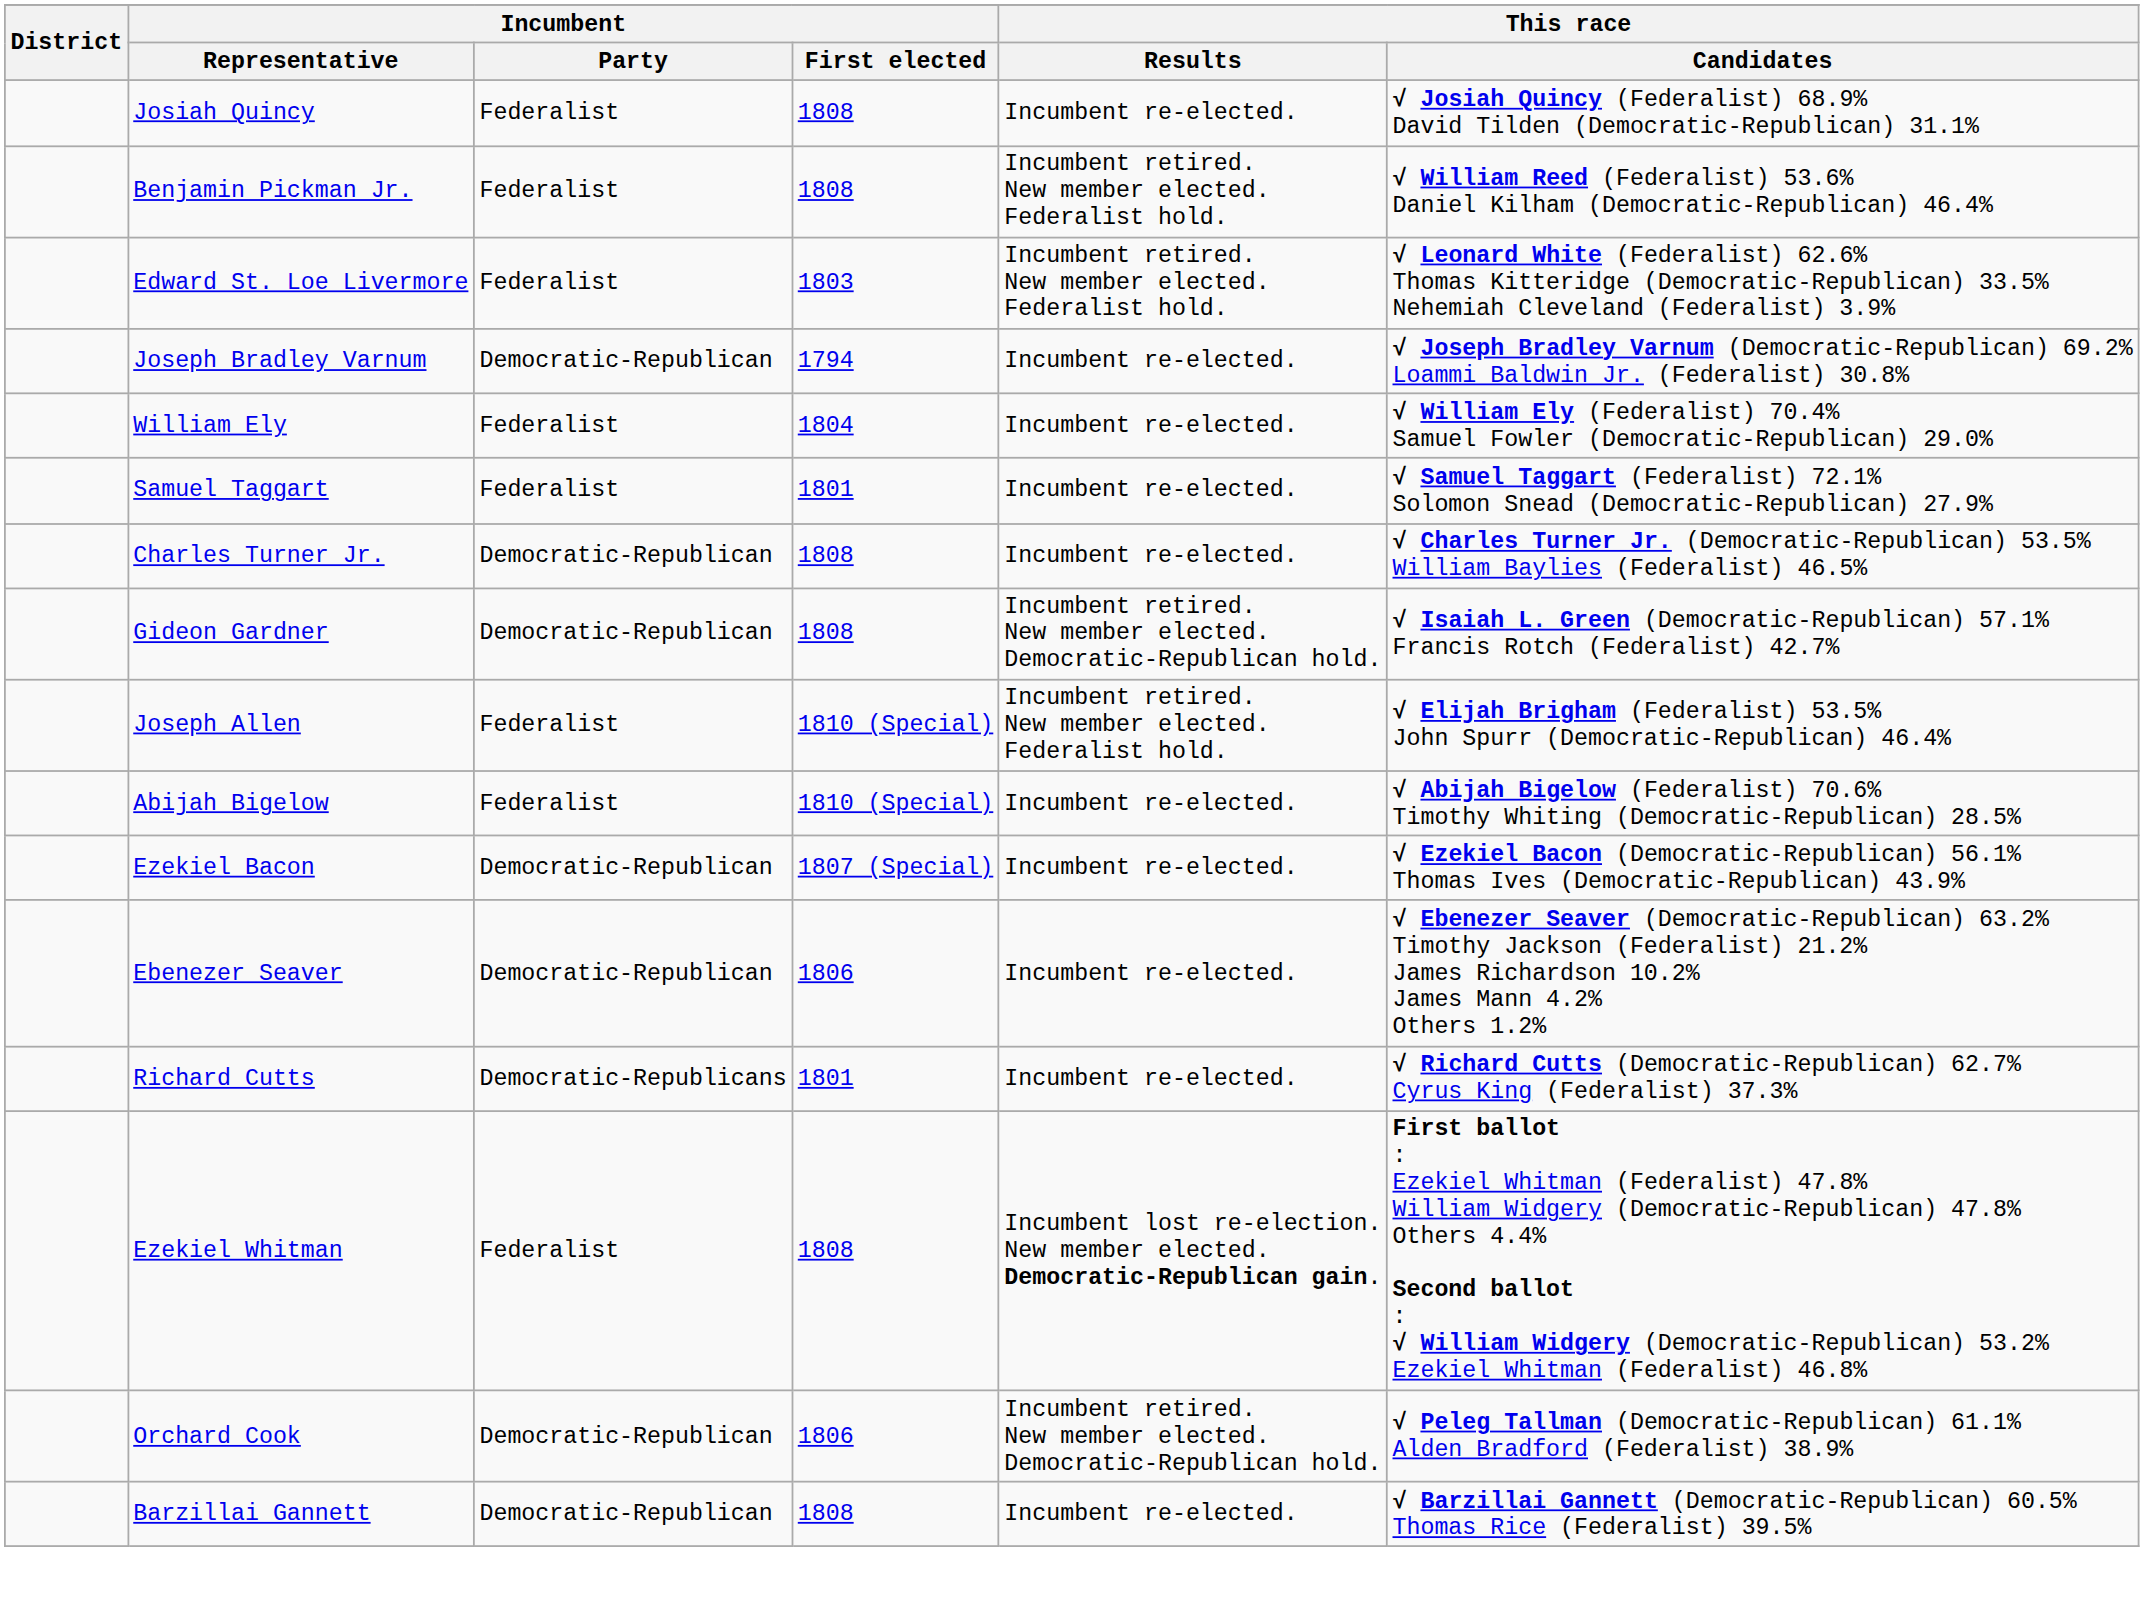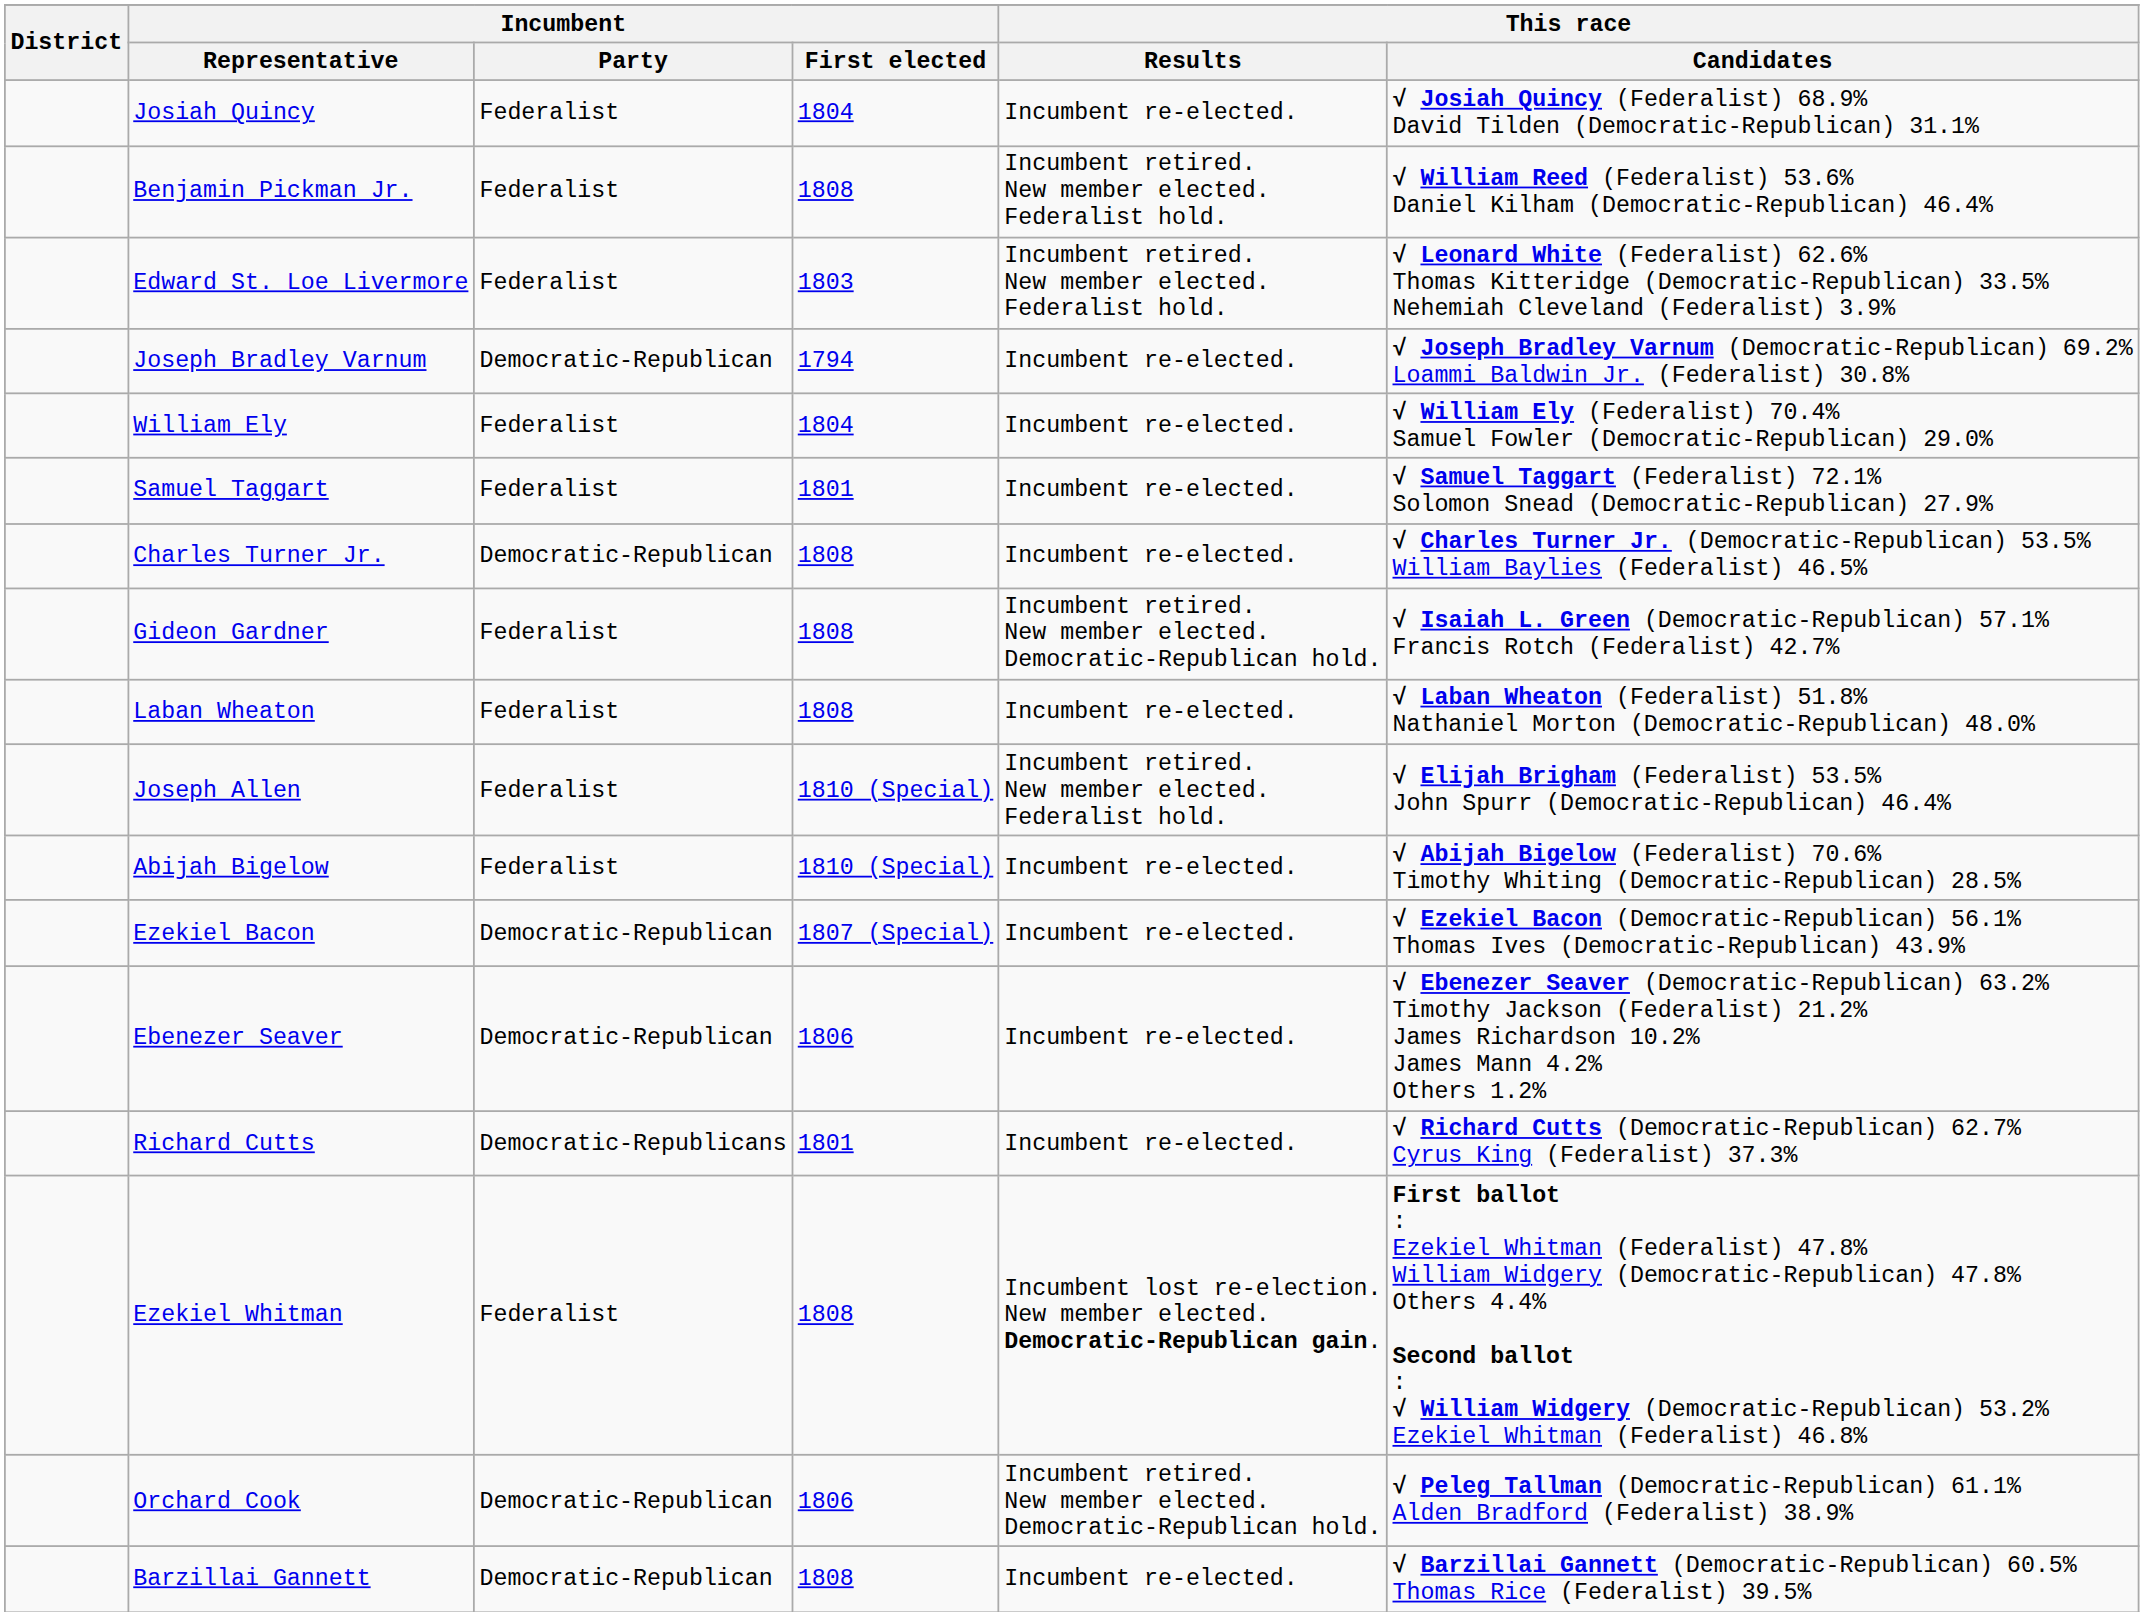(826, 113) 1808 -> (826, 113) 1804
(626, 634) Democratic-Republican -> (549, 634) Federalist
+ row: (224, 712)
